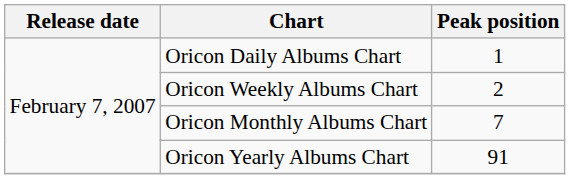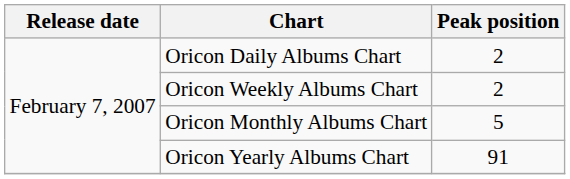(498, 55) 1 -> (498, 55) 2
(498, 122) 7 -> (498, 122) 5
